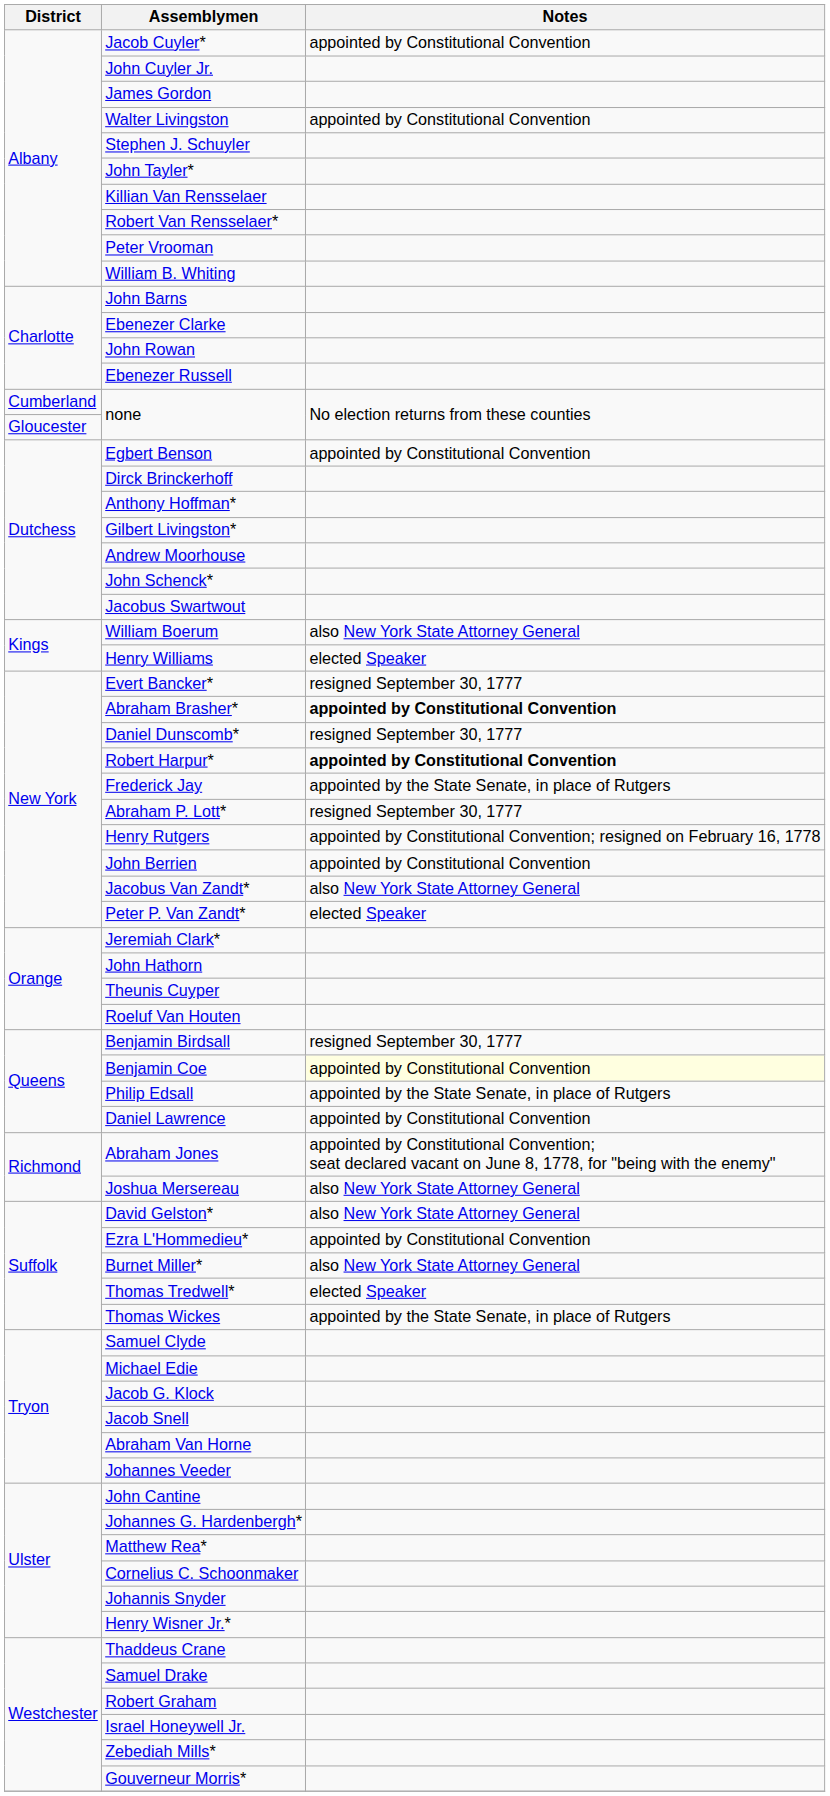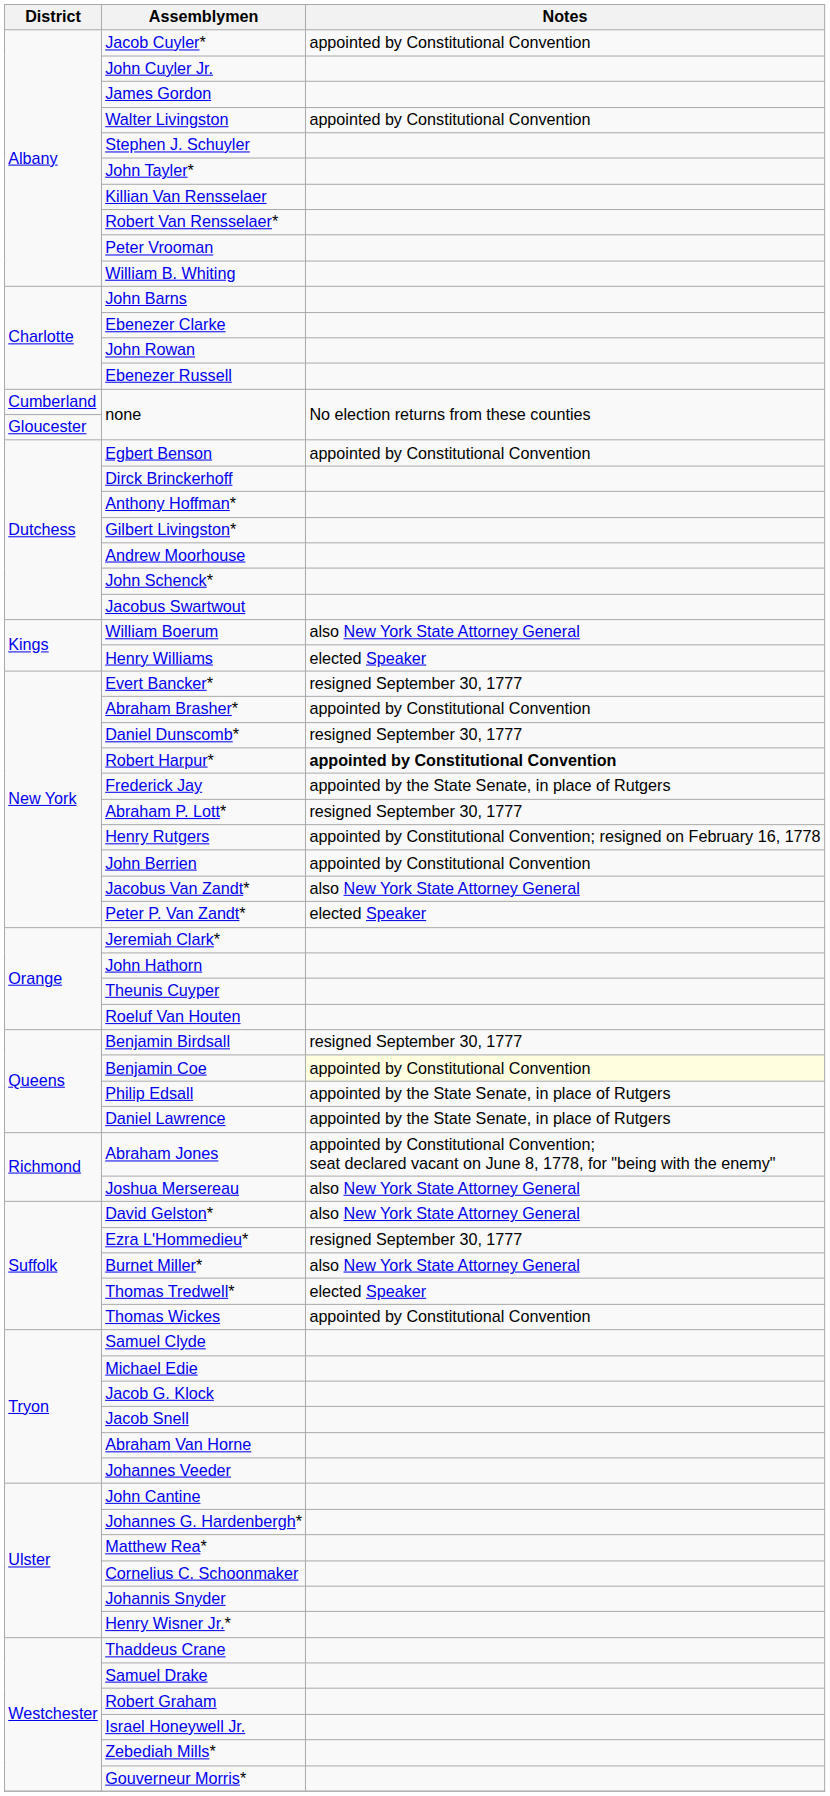(463, 709) bold -> (450, 709) normal
(450, 1119) appointed by Constitutional Convention -> (490, 1119) appointed by the State Senate, in place of Rutgers
(450, 1240) appointed by Constitutional Convention -> (416, 1240) resigned September 30, 1777
(490, 1316) appointed by the State Senate, in place of Rutgers -> (450, 1316) appointed by Constitutional Convention
